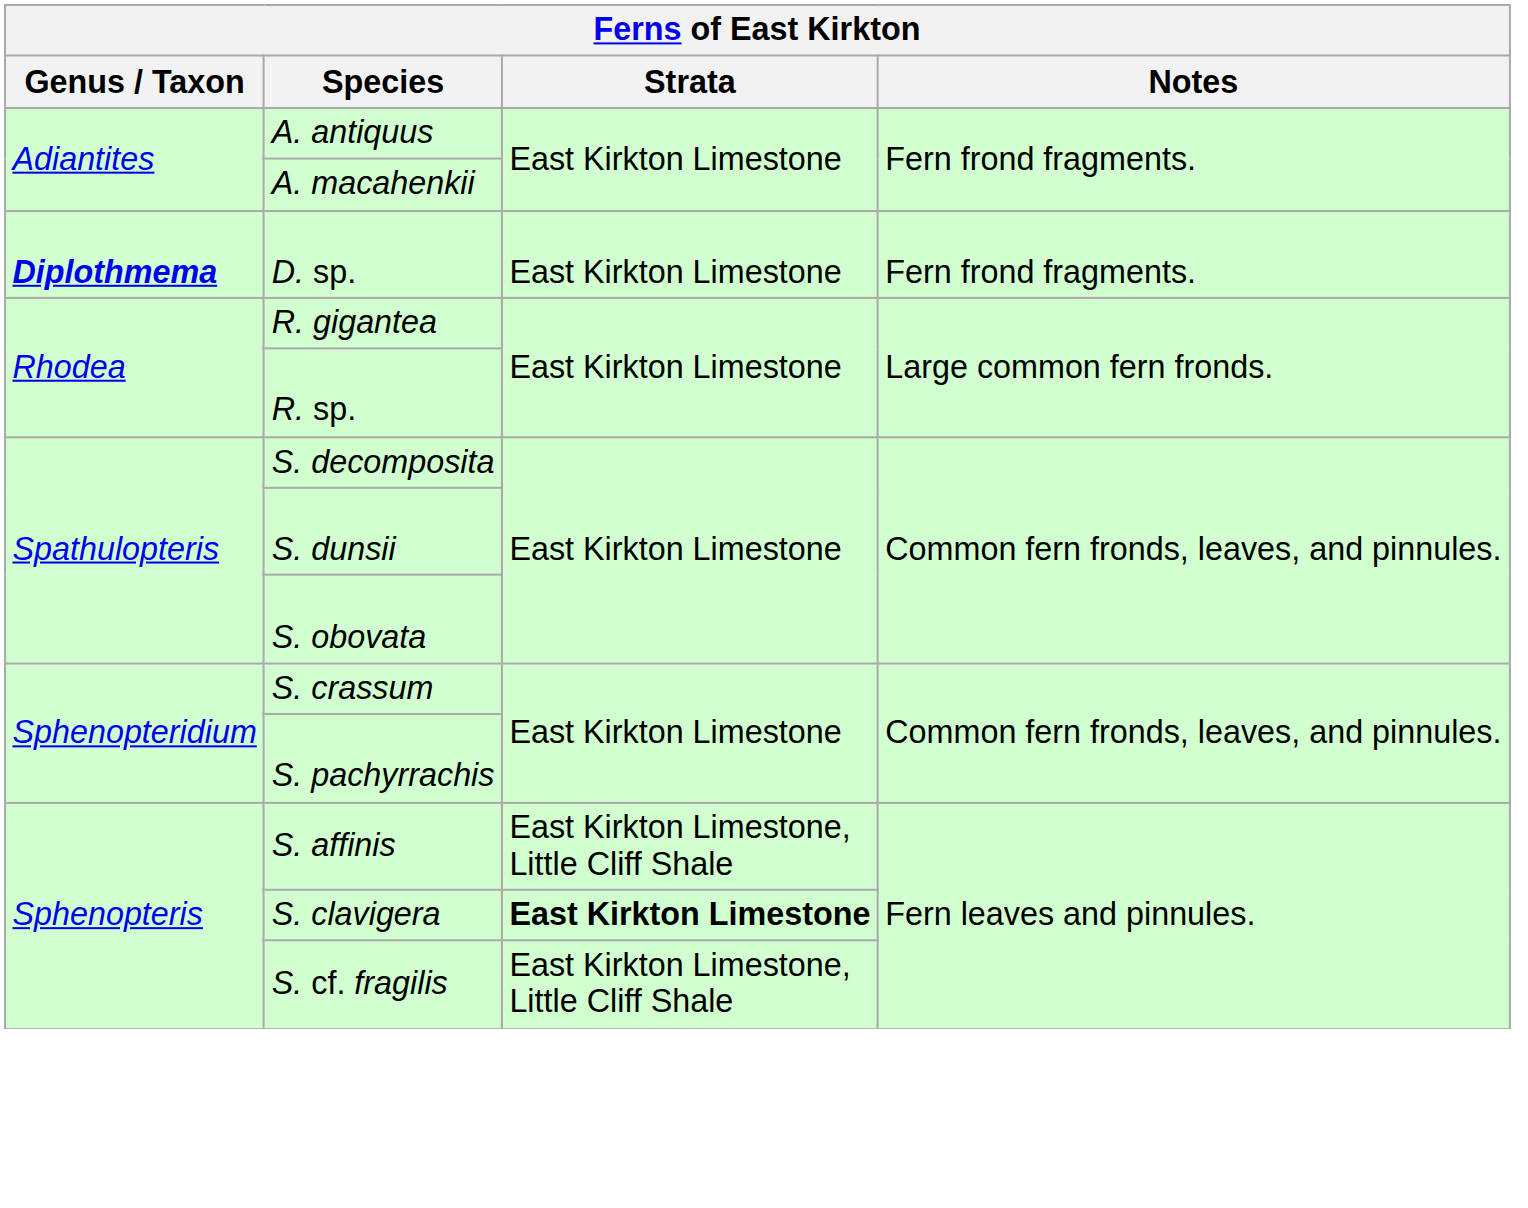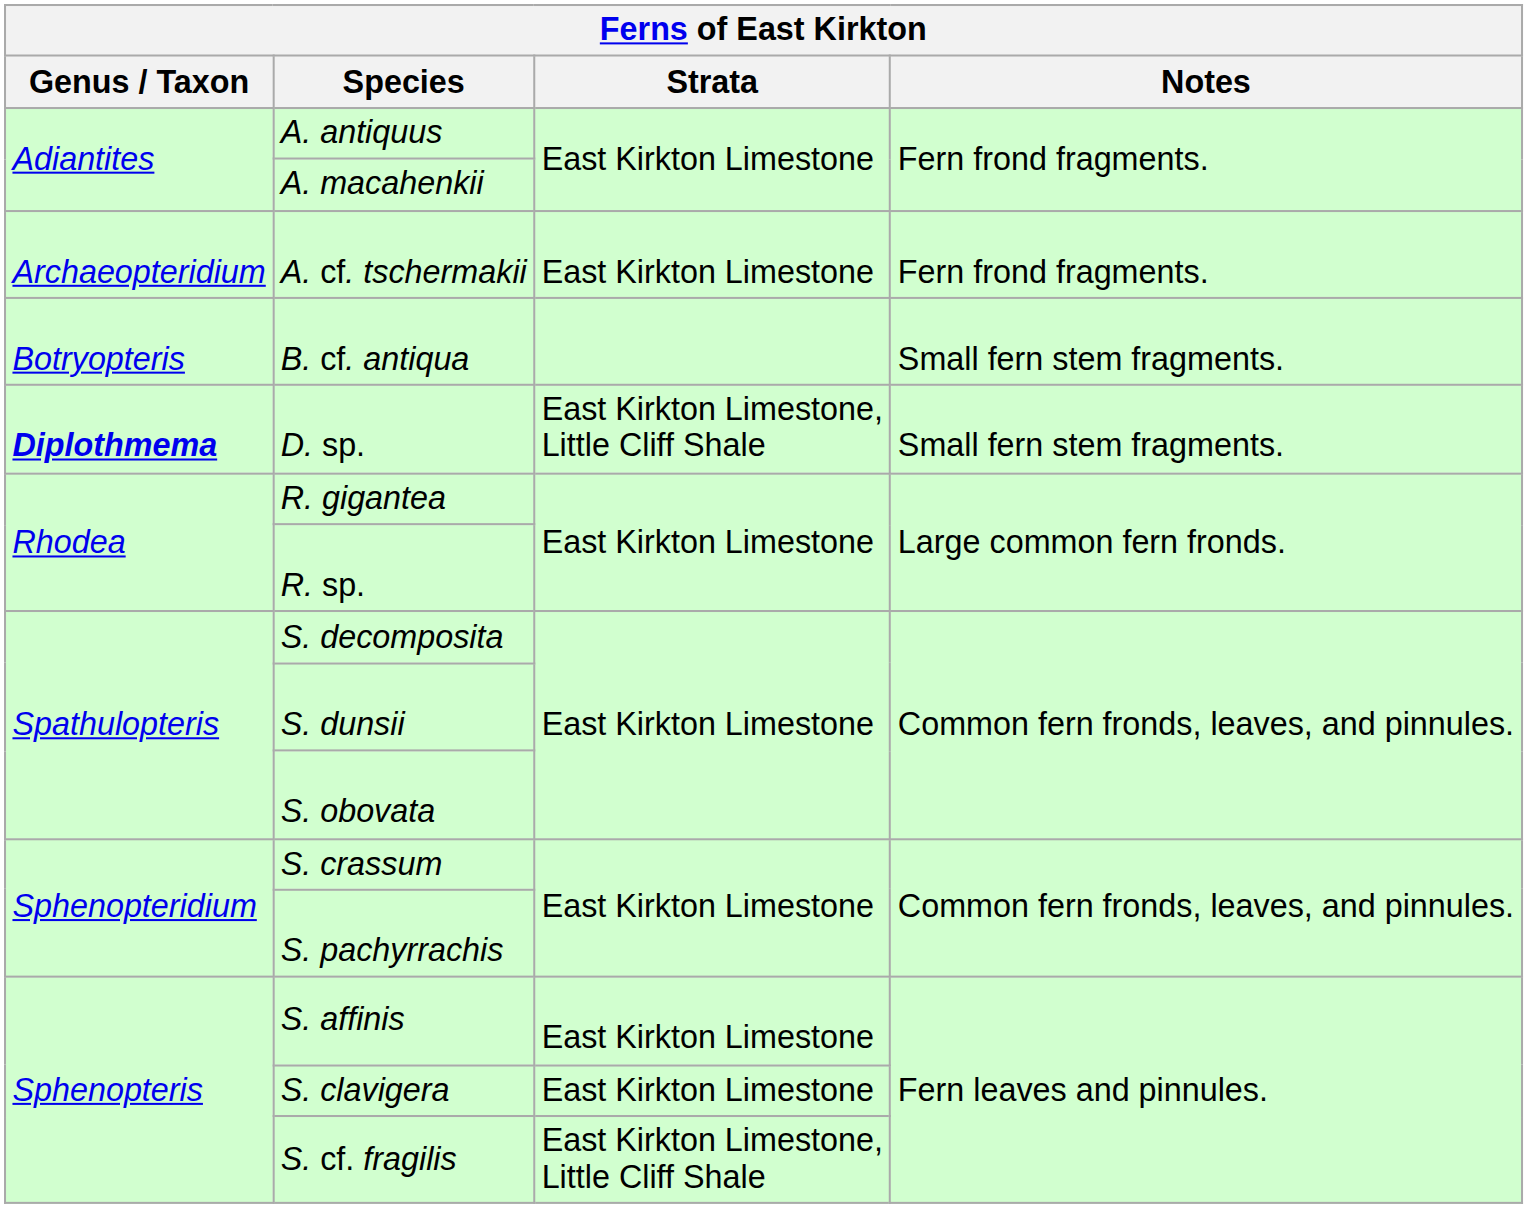+ row: (404, 271)
+ row: (375, 359)
(676, 271) East Kirkton Limestone -> (712, 428) East Kirkton Limestone, Little Cliff Shale
(1041, 271) Fern frond fragments. -> (1091, 446) Small fern stem fragments.
(680, 845) East Kirkton Limestone, Little Cliff Shale -> (708, 1038) East Kirkton Limestone
(690, 914) bold -> (708, 1089) normal
